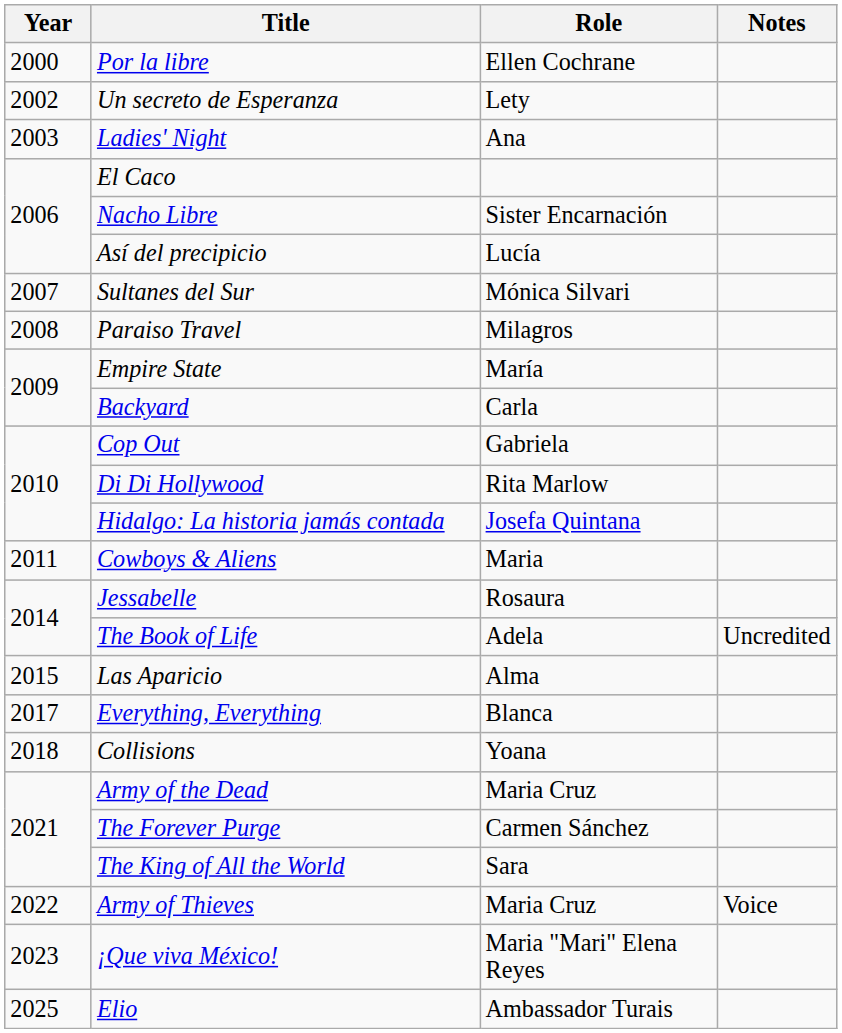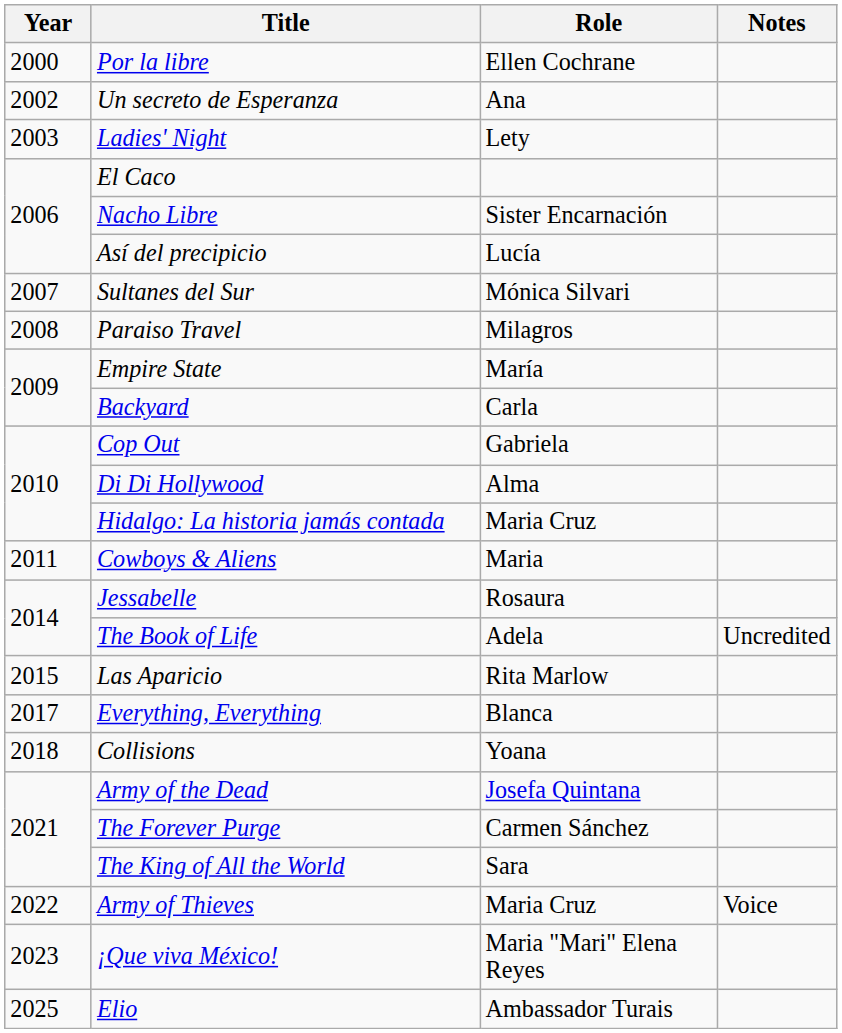(508, 100) Lety -> (506, 100) Ana
(506, 138) Ana -> (508, 138) Lety
(547, 483) Rita Marlow -> (512, 483) Alma
(563, 521) Josefa Quintana -> (541, 521) Maria Cruz
(512, 675) Alma -> (547, 675) Rita Marlow
(541, 789) Maria Cruz -> (563, 789) Josefa Quintana
